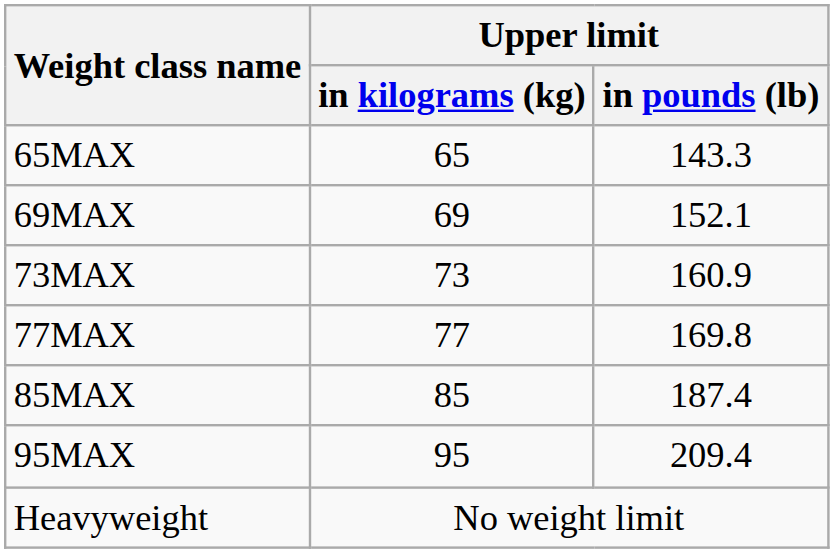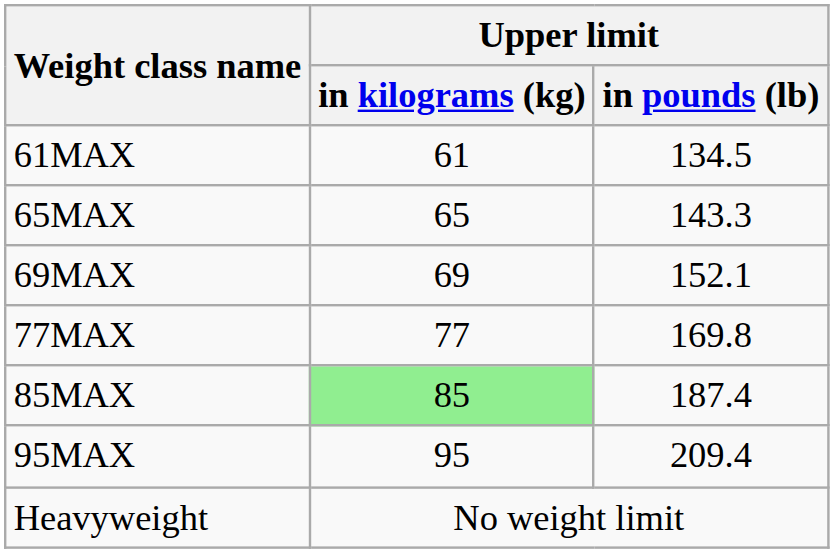+ row: (74, 155)
- row: (74, 275)
(452, 395) no background -> (452, 395) lightgreen background
